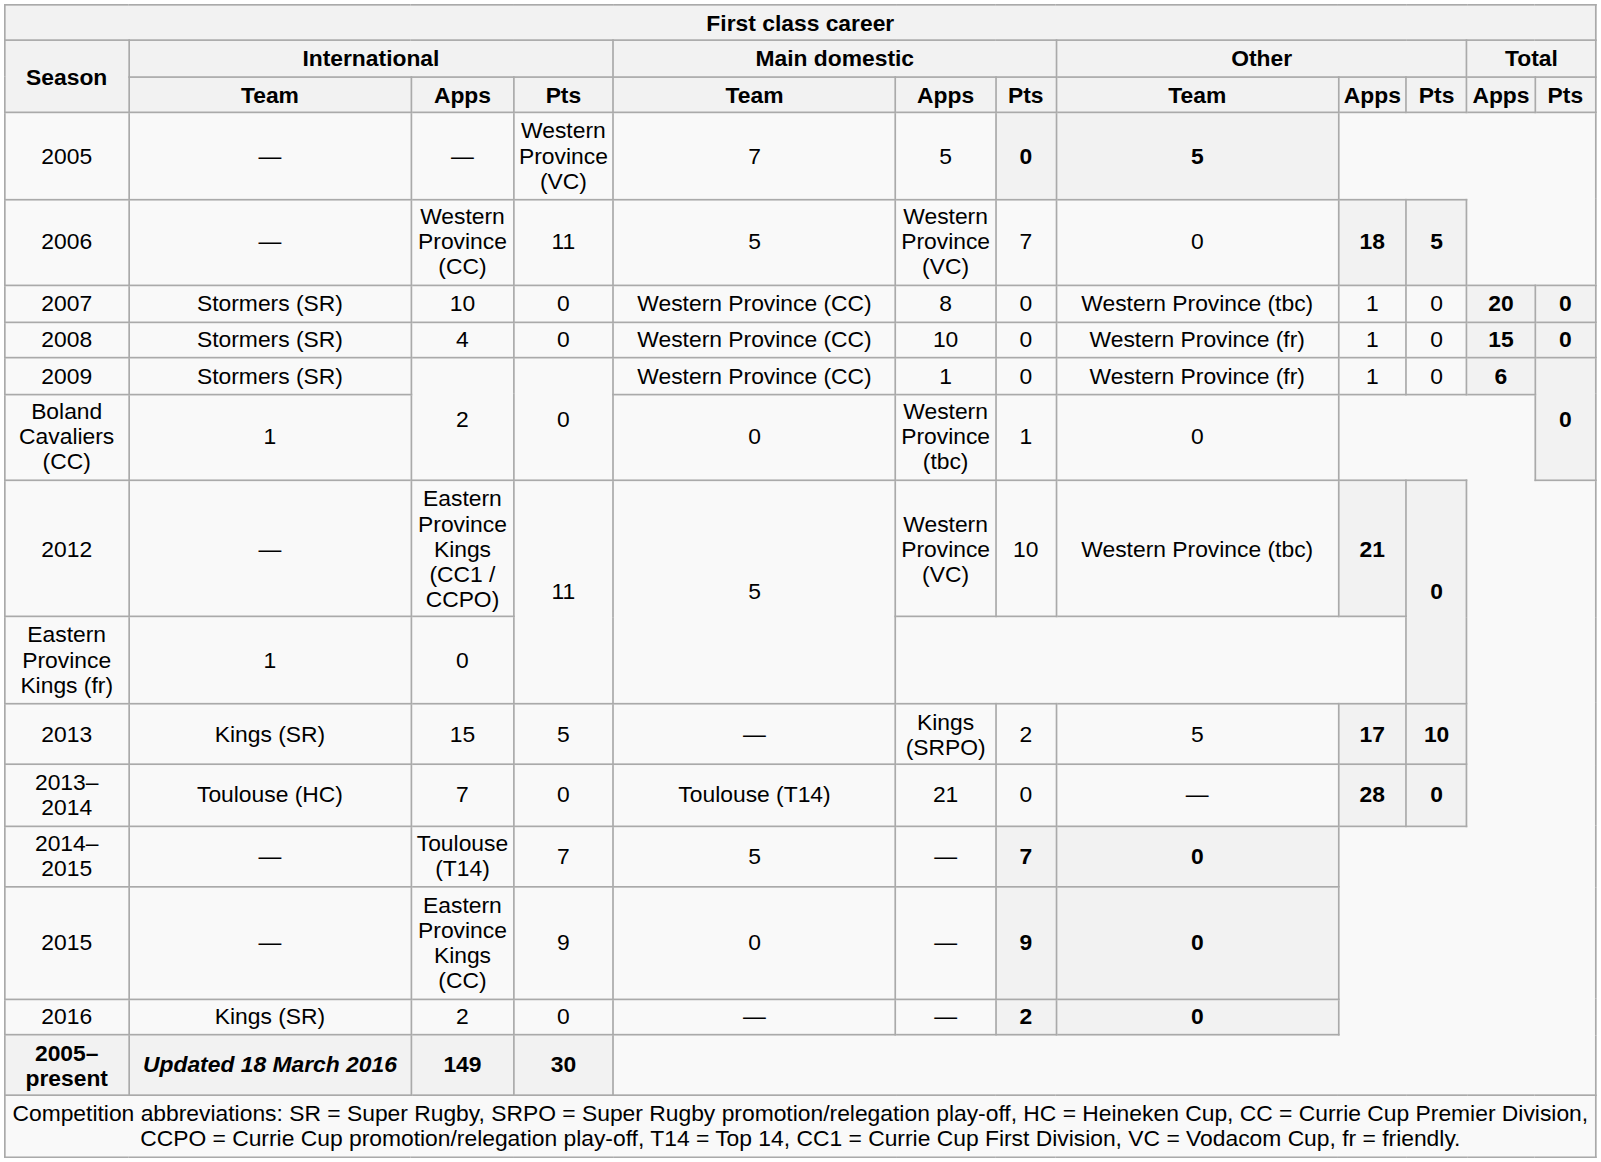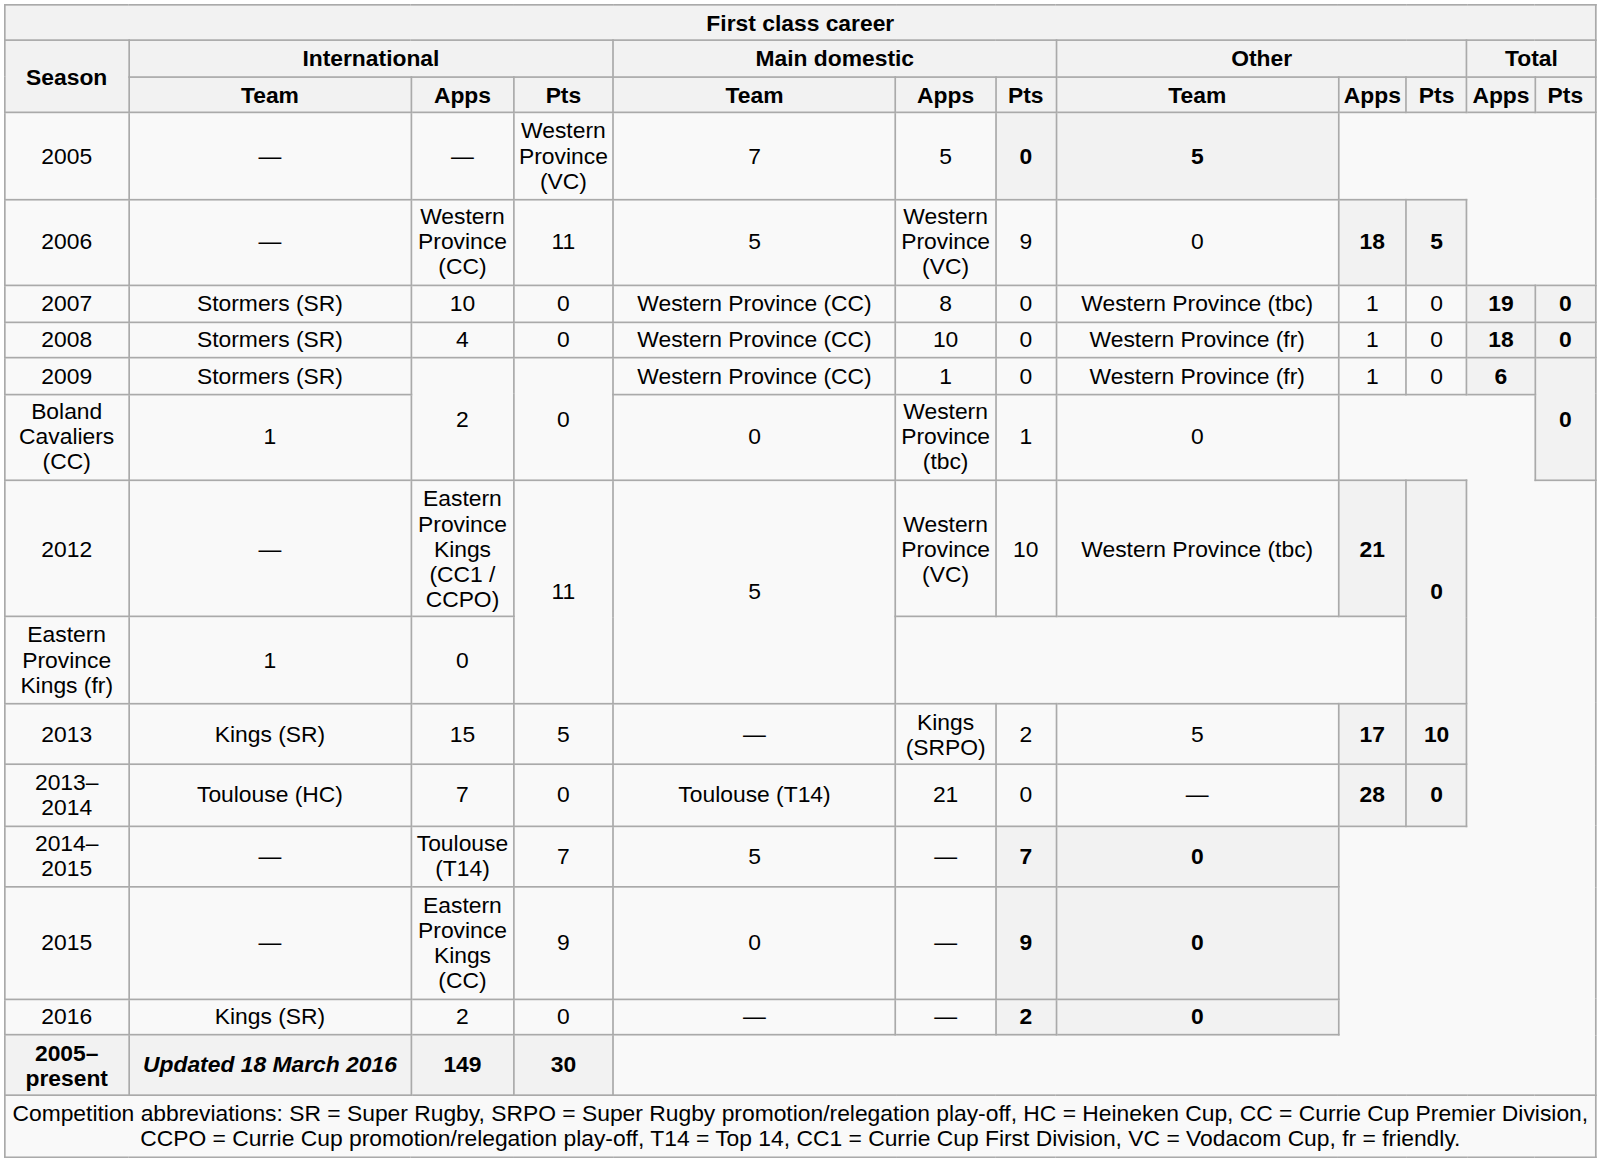(1026, 242) 7 -> (1026, 242) 9
(1501, 303) 20 -> (1501, 303) 19
(1501, 339) 15 -> (1501, 339) 18
